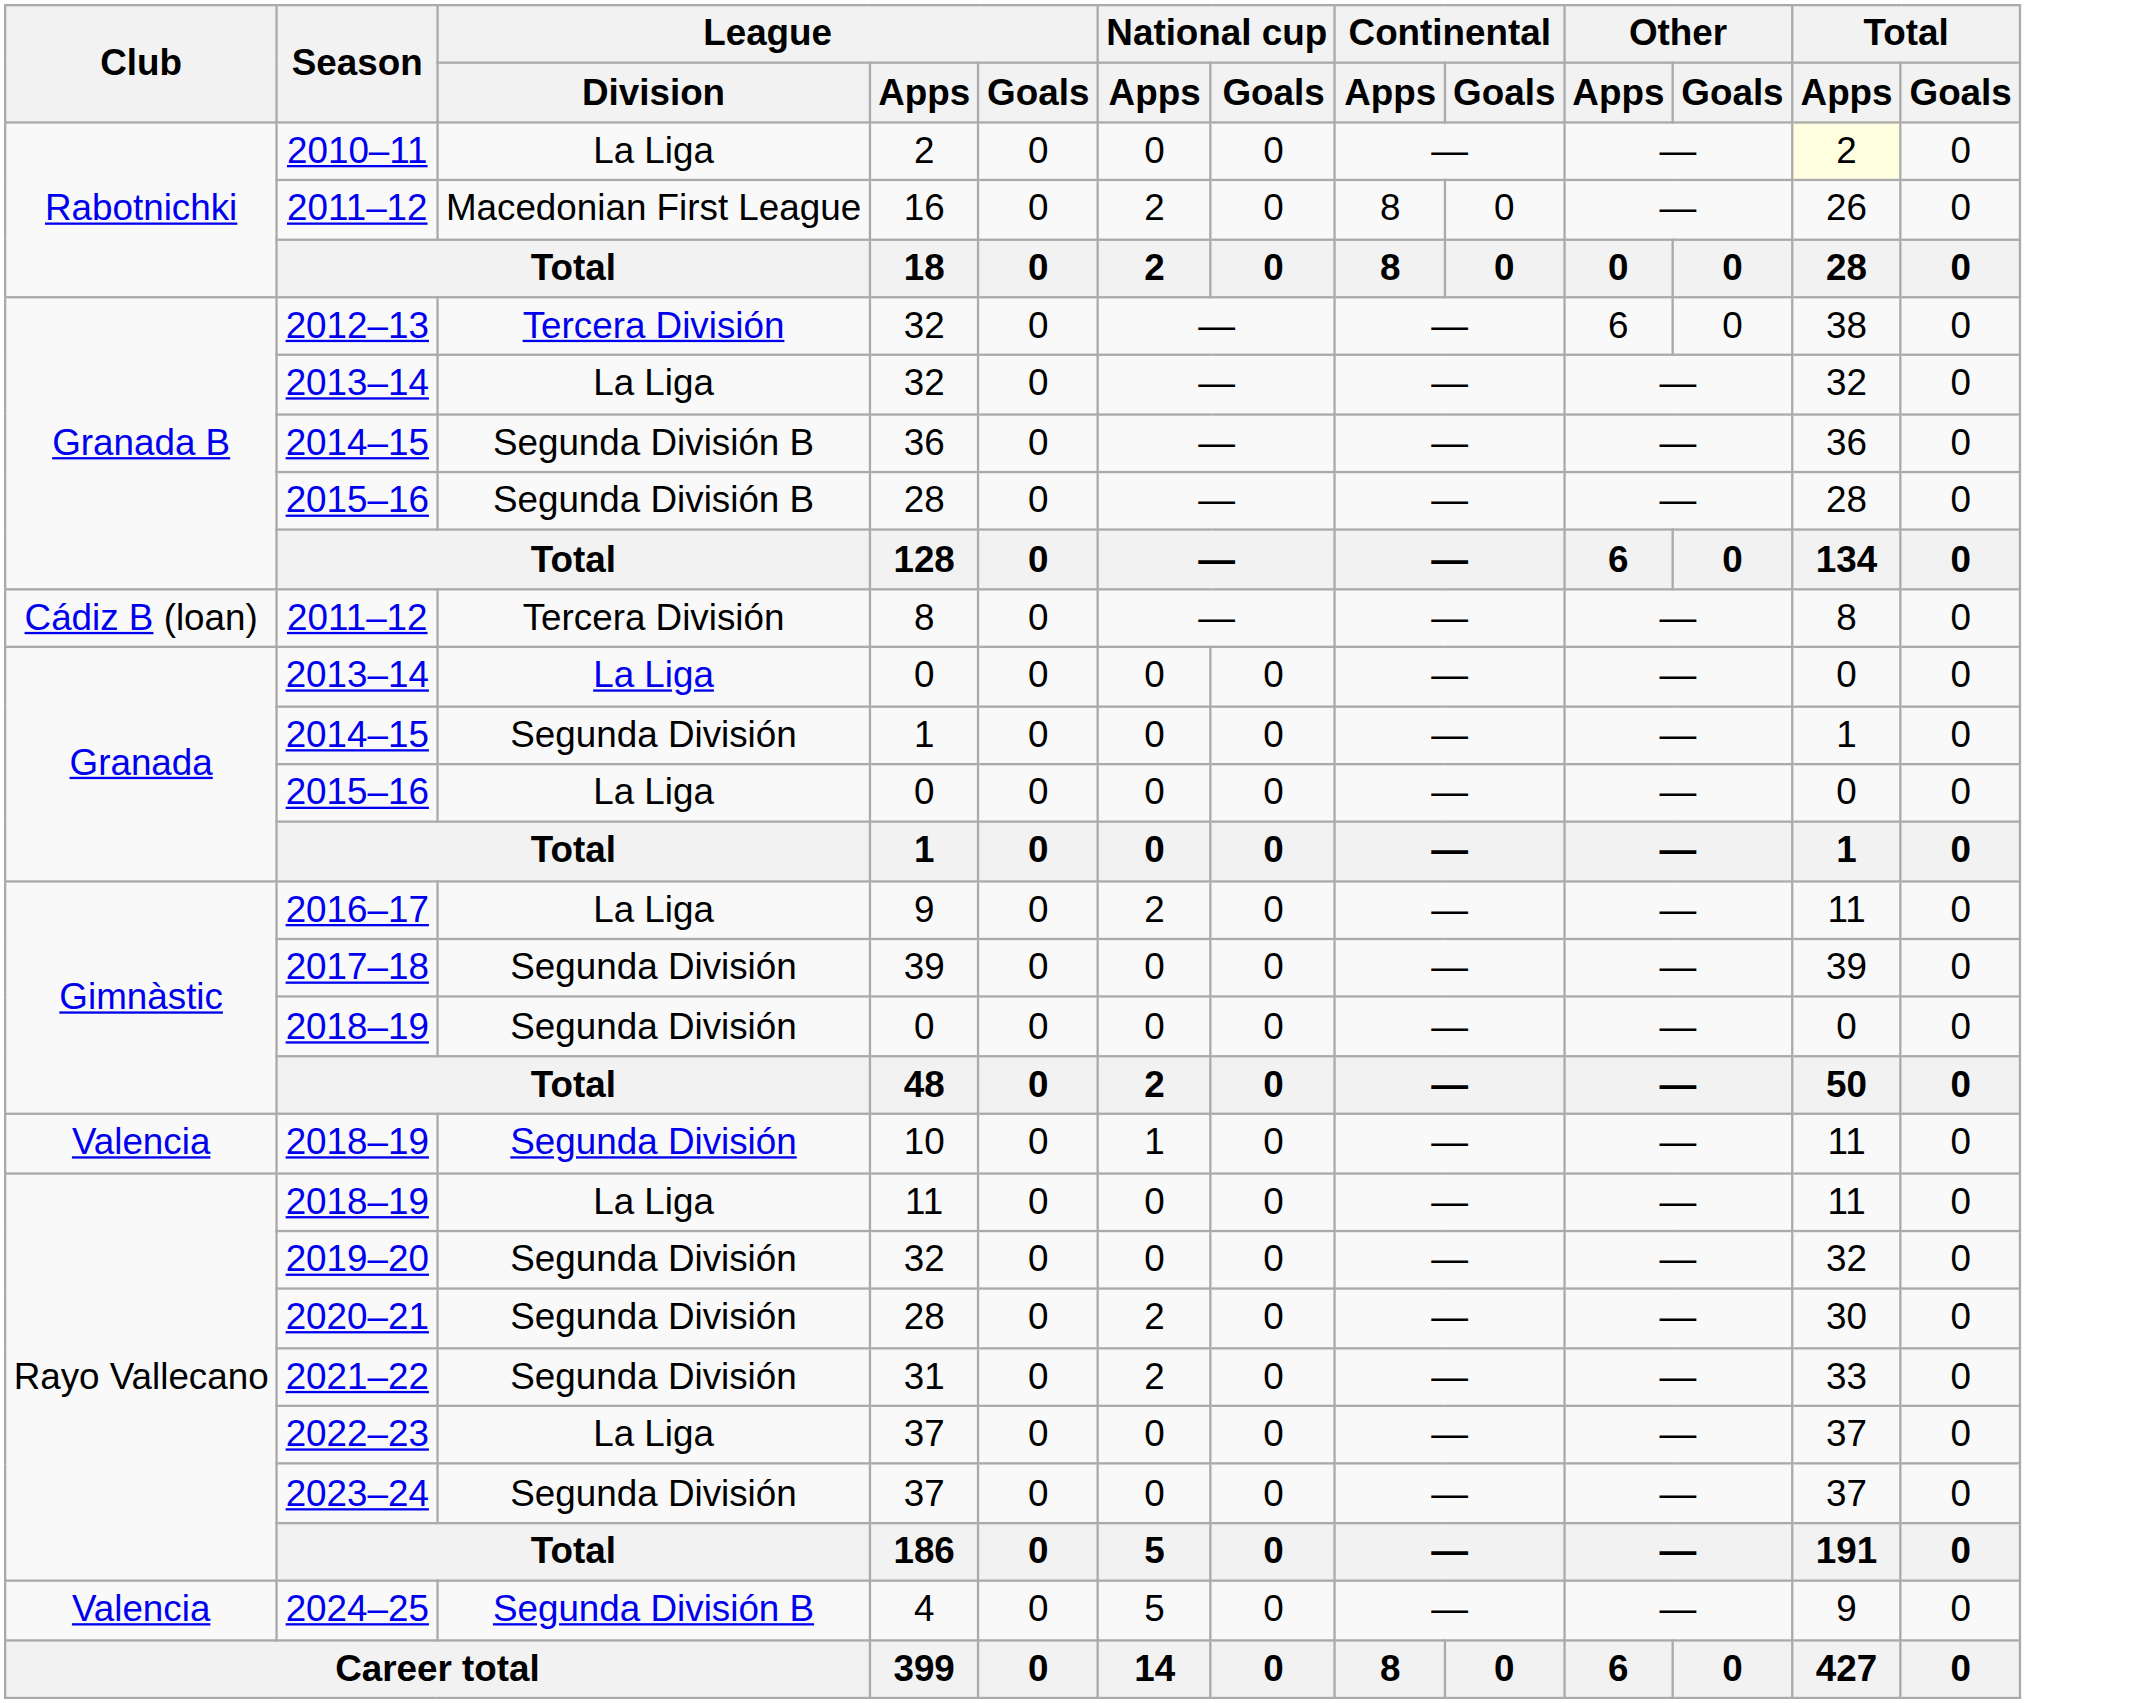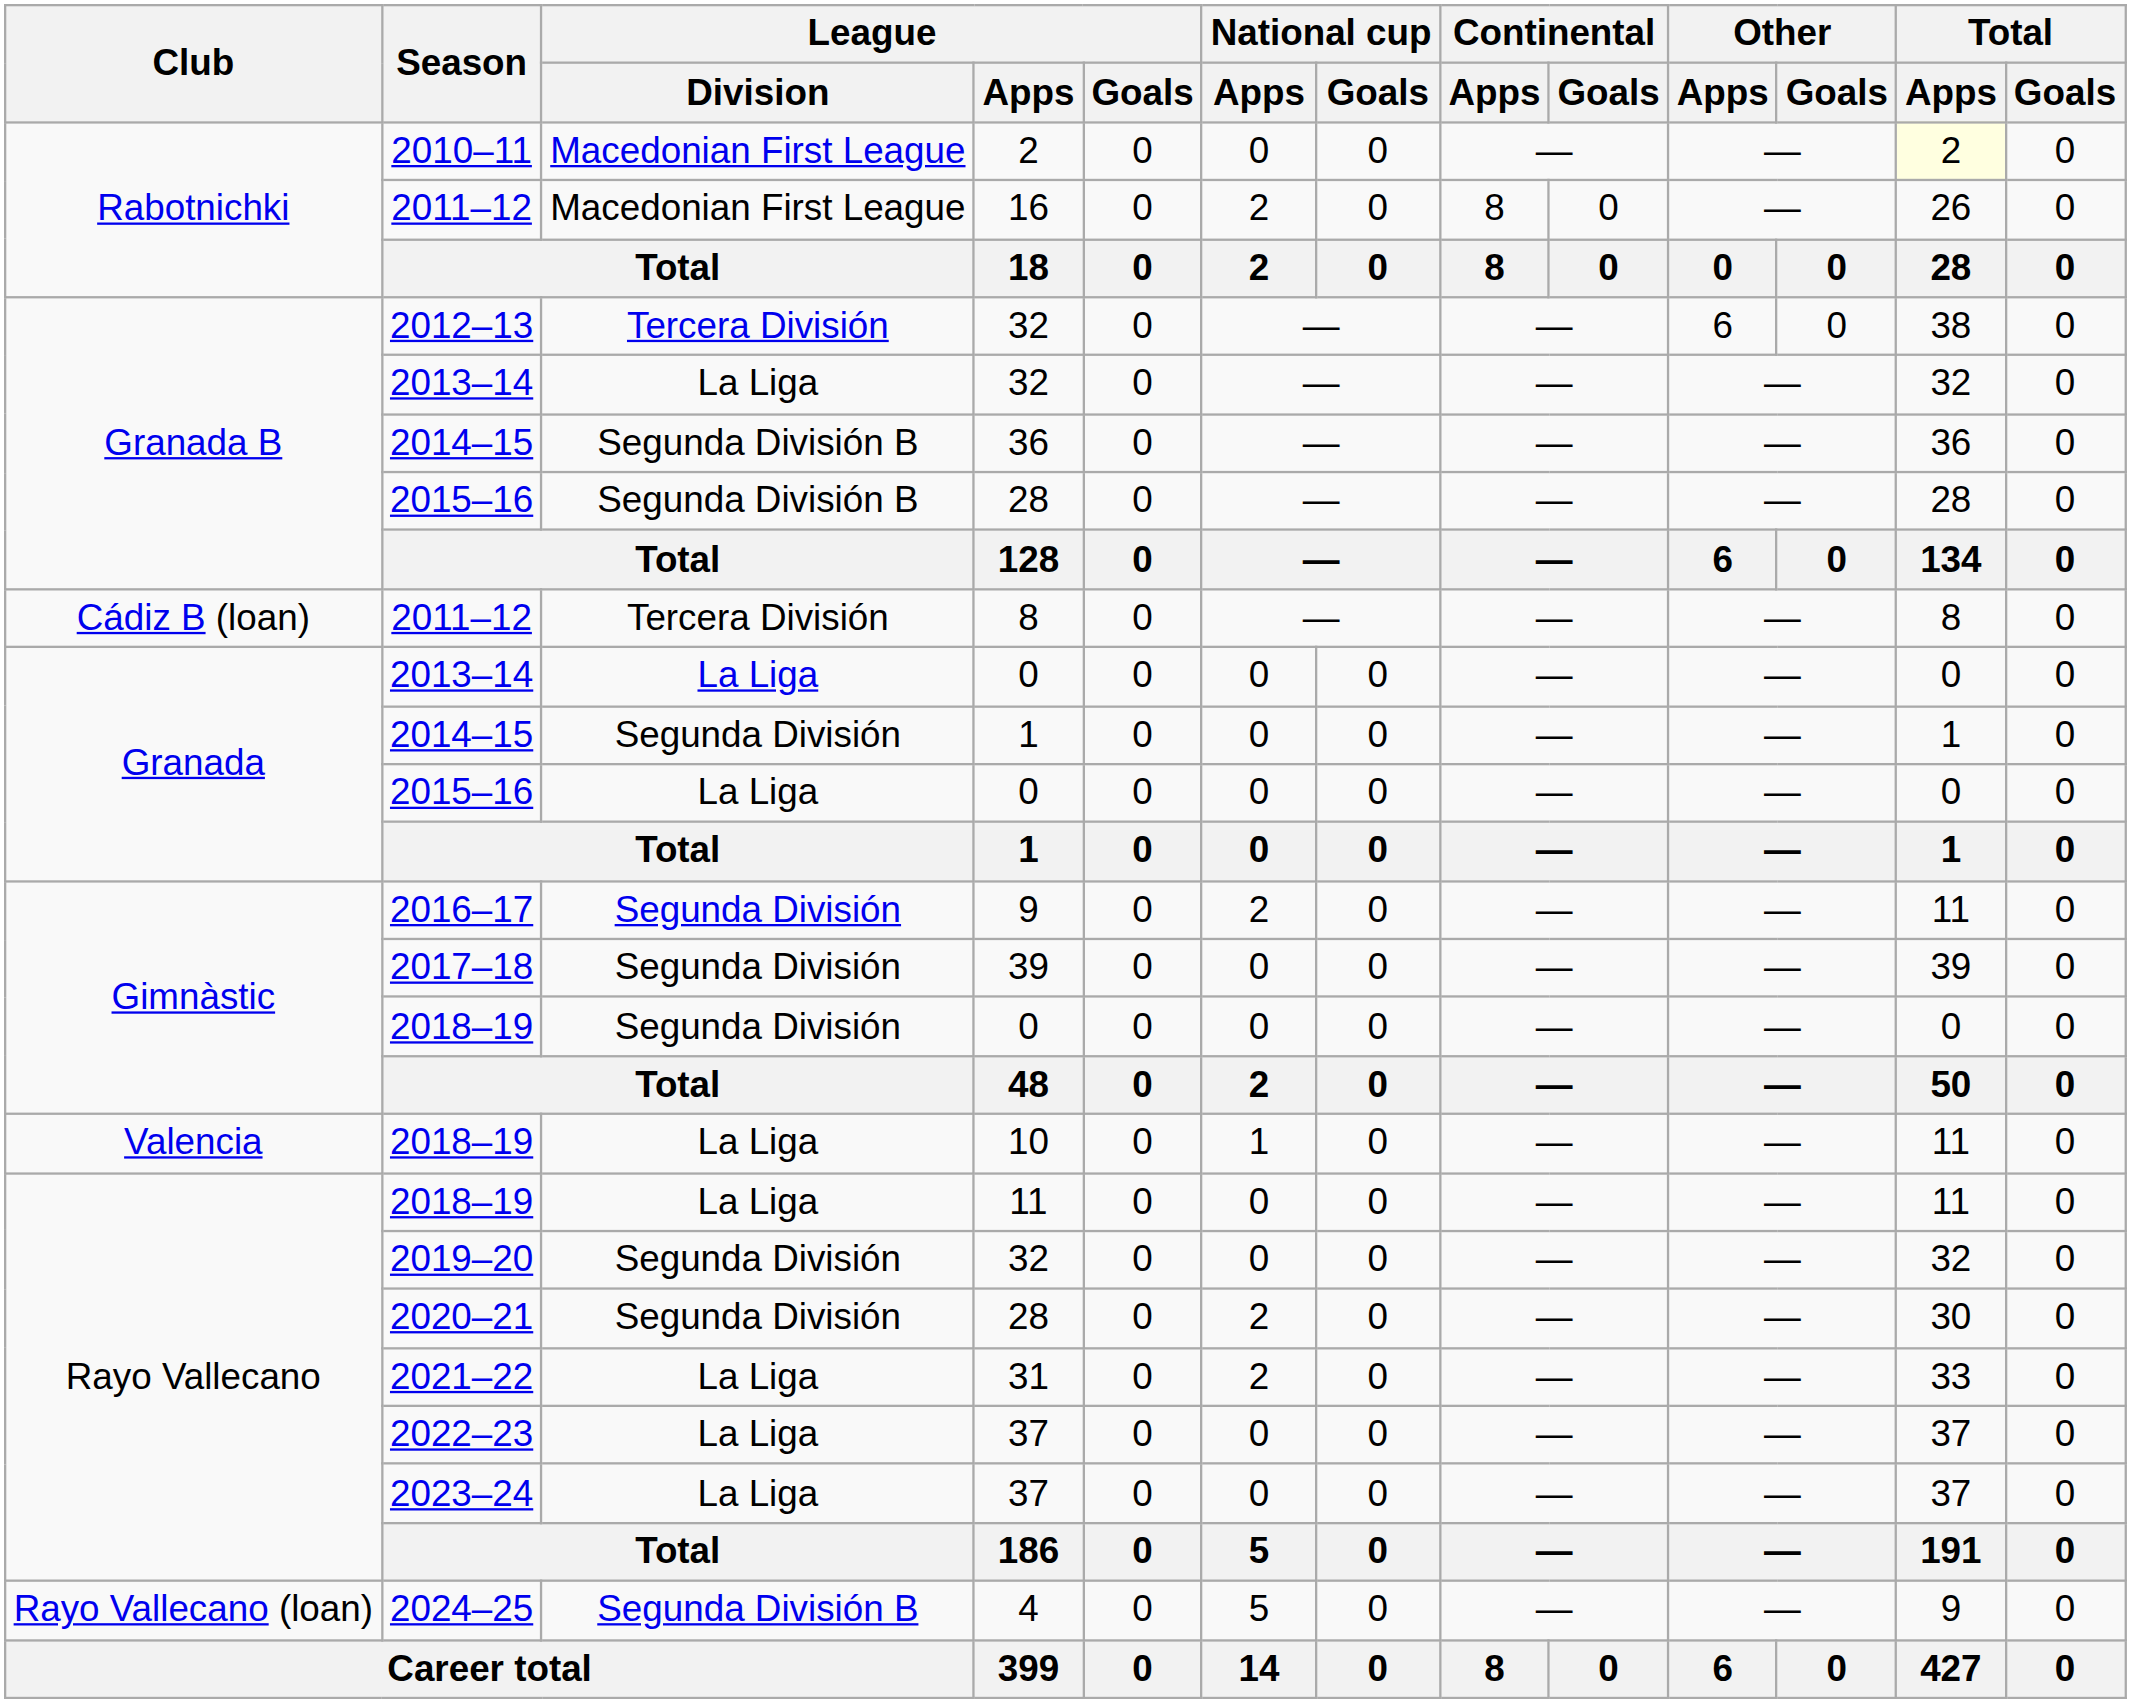(654, 150) La Liga -> (758, 150) Macedonian First League
(654, 909) La Liga -> (758, 909) Segunda División
(654, 1142) Segunda División -> (758, 1142) La Liga
(654, 1376) Segunda División -> (758, 1376) La Liga
(654, 1492) Segunda División -> (758, 1492) La Liga
(141, 1609) Valencia -> (193, 1609) Rayo Vallecano (loan)
